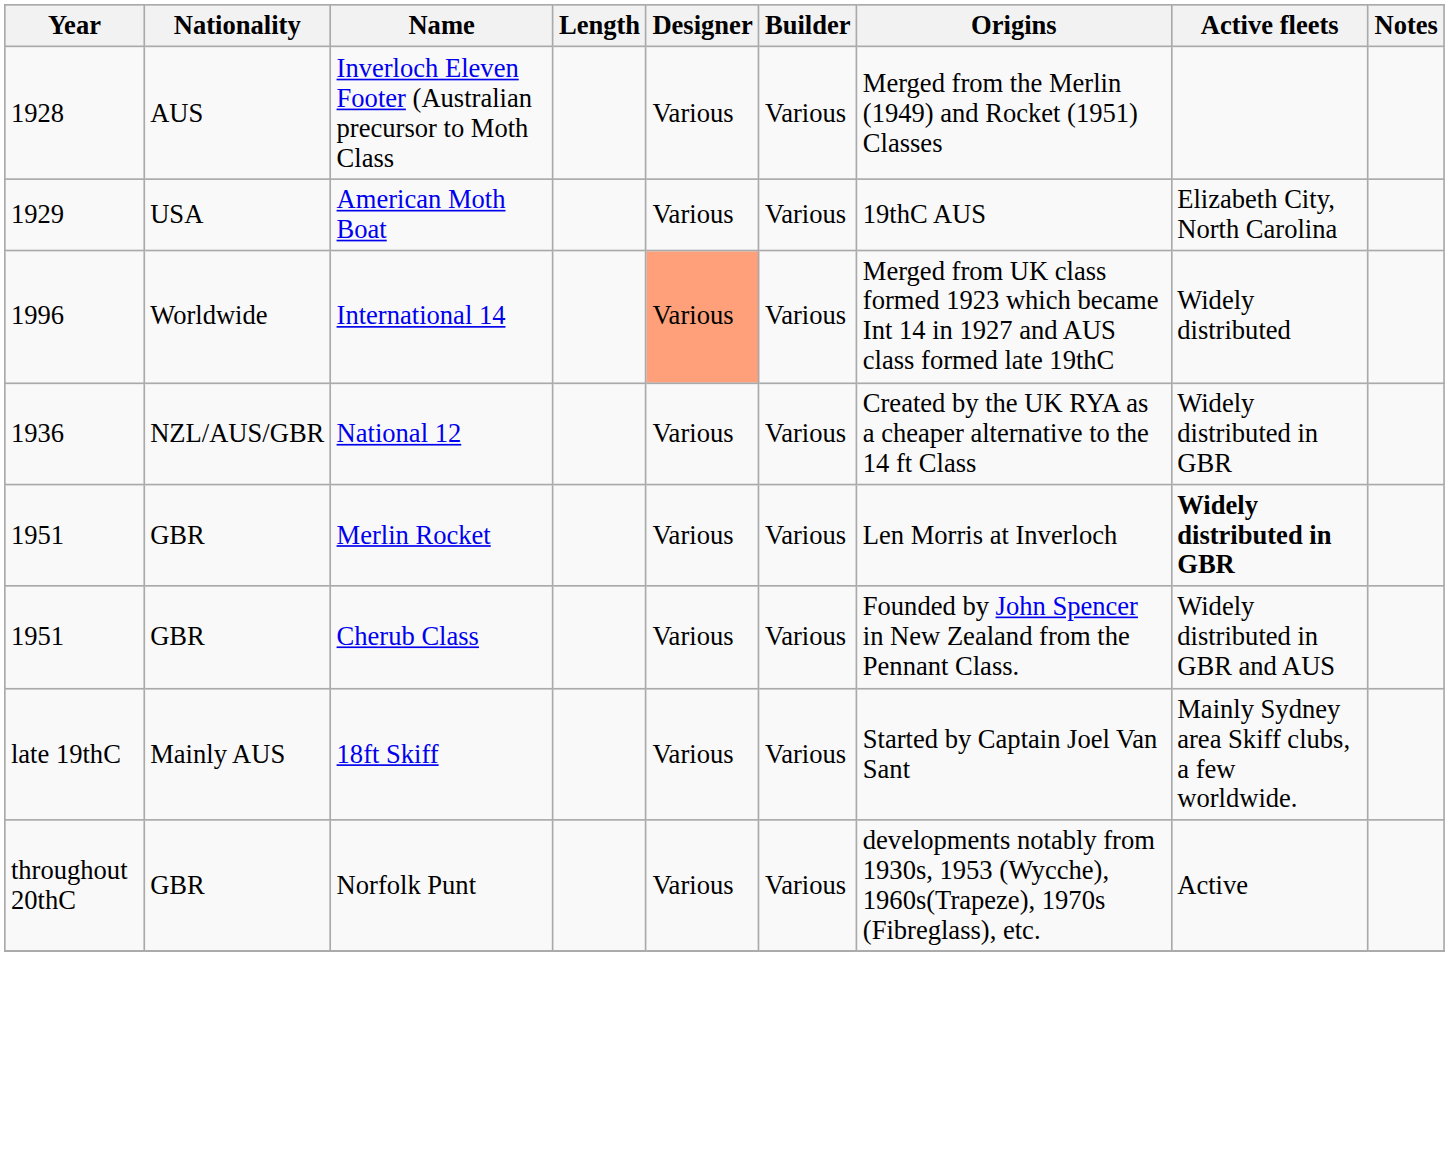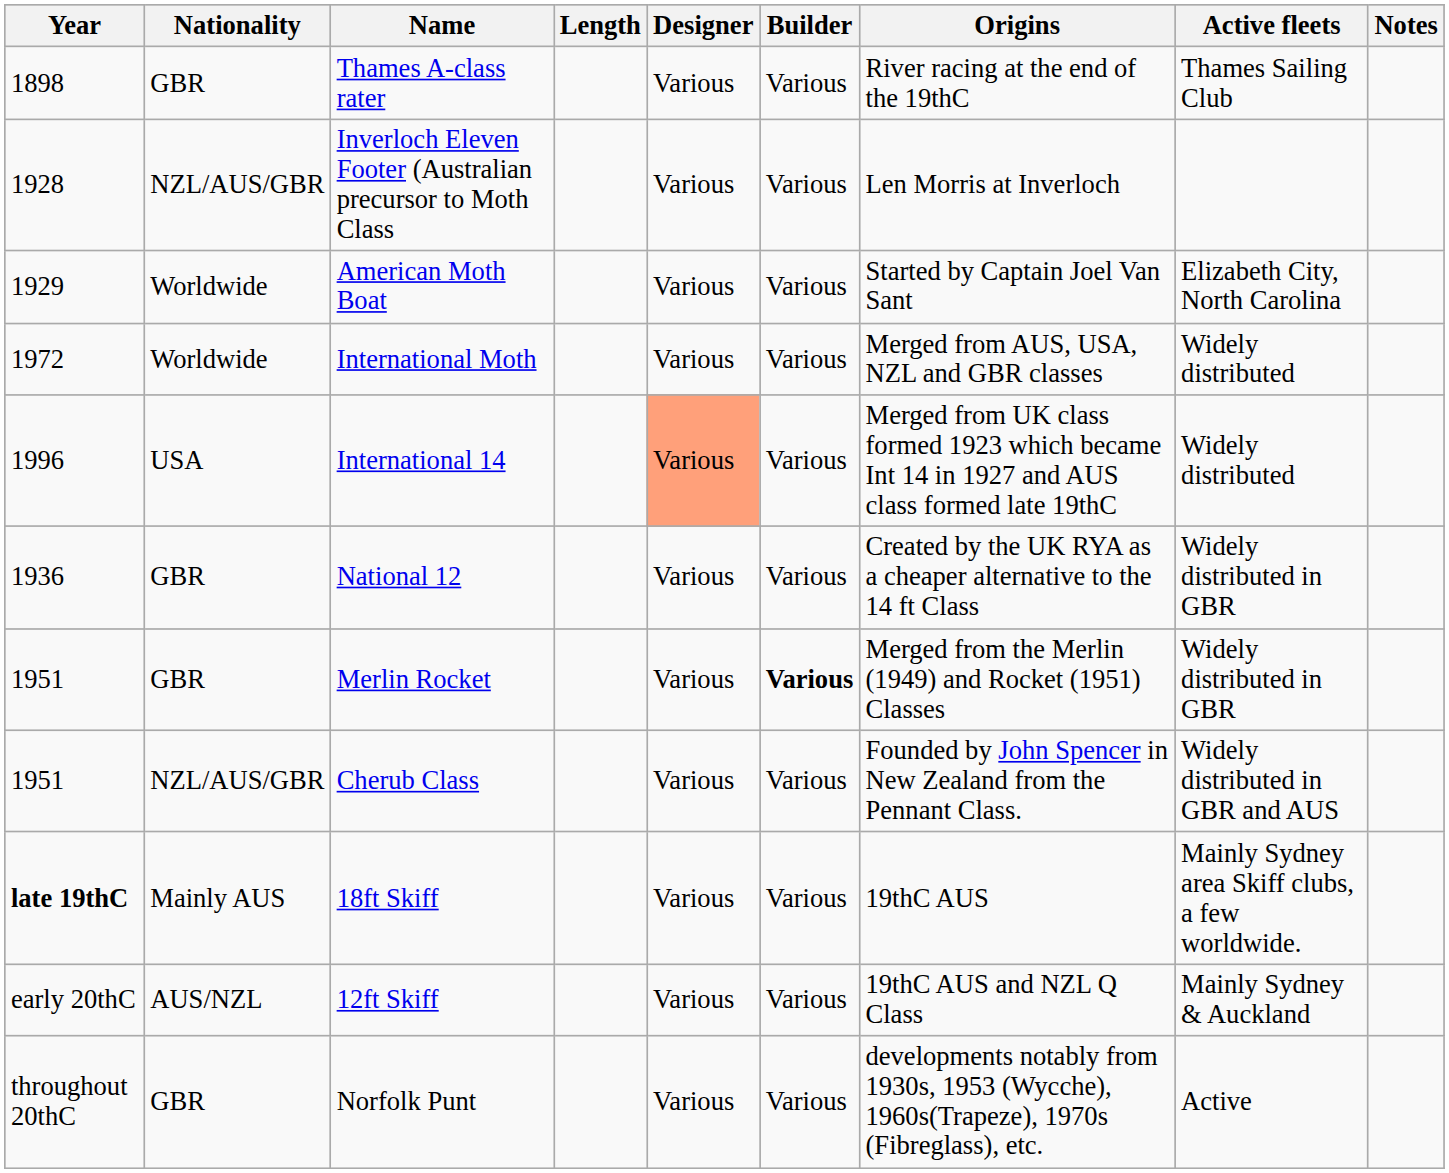+ row: (421, 82)
(177, 112) AUS -> (237, 184) NZL/AUS/GBR
(1000, 112) Merged from the Merlin (1949) and Rocket (1951) Classes -> (993, 184) Len Morris at Inverloch
(177, 214) USA -> (209, 286) Worldwide
(924, 214) 19thC AUS -> (1013, 286) Started by Captain Joel Van Sant
+ row: (437, 358)
(209, 316) Worldwide -> (177, 460) USA
(237, 433) NZL/AUS/GBR -> (178, 577) GBR
(806, 534) normal -> (809, 678) bold
(990, 534) Len Morris at Inverloch -> (1003, 678) Merged from the Merlin (1949) and Rocket (1951) Classes
(1254, 534) bold -> (1252, 678) normal
(177, 636) GBR -> (237, 780) NZL/AUS/GBR
(66, 753) normal -> (70, 897) bold
(1010, 753) Started by Captain Joel Van Sant -> (927, 897) 19thC AUS
+ row: (388, 999)
